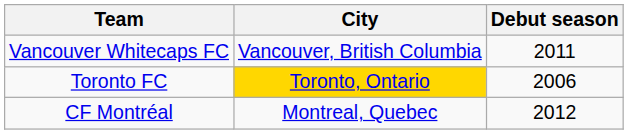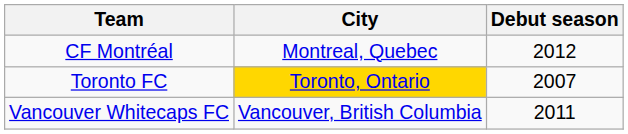rows swapped: (119, 112) <-> (119, 50)
(555, 81) 2006 -> (555, 81) 2007
